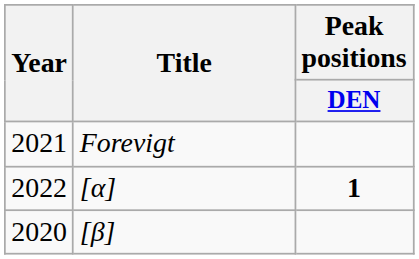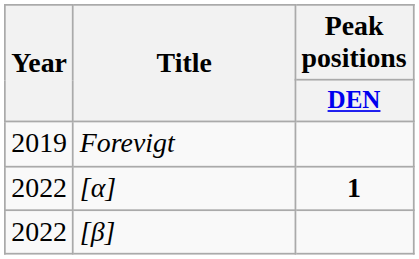(39, 143) 2021 -> (39, 143) 2019
(39, 231) 2020 -> (39, 231) 2022
